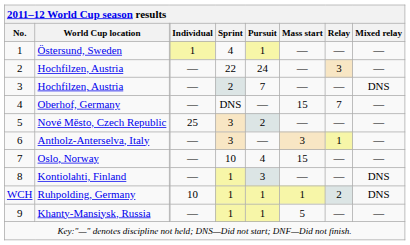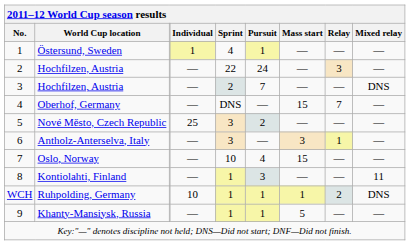(379, 176) DNS -> (379, 176) 11
